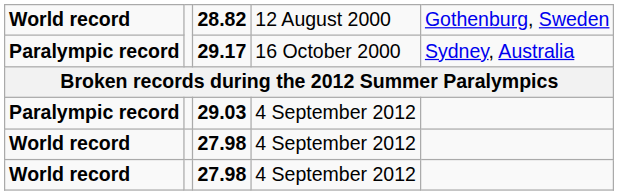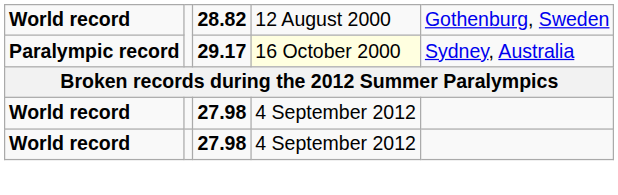(328, 50) no background -> (328, 50) lightyellow background
- row: (94, 112)
